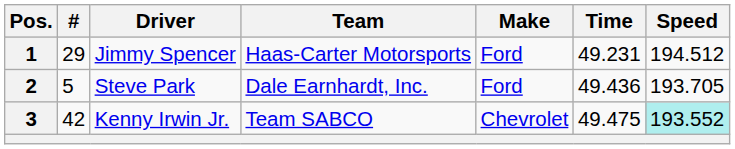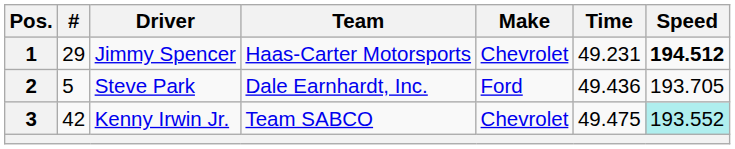(502, 54) Ford -> (524, 54) Chevrolet
(687, 54) normal -> (687, 54) bold
